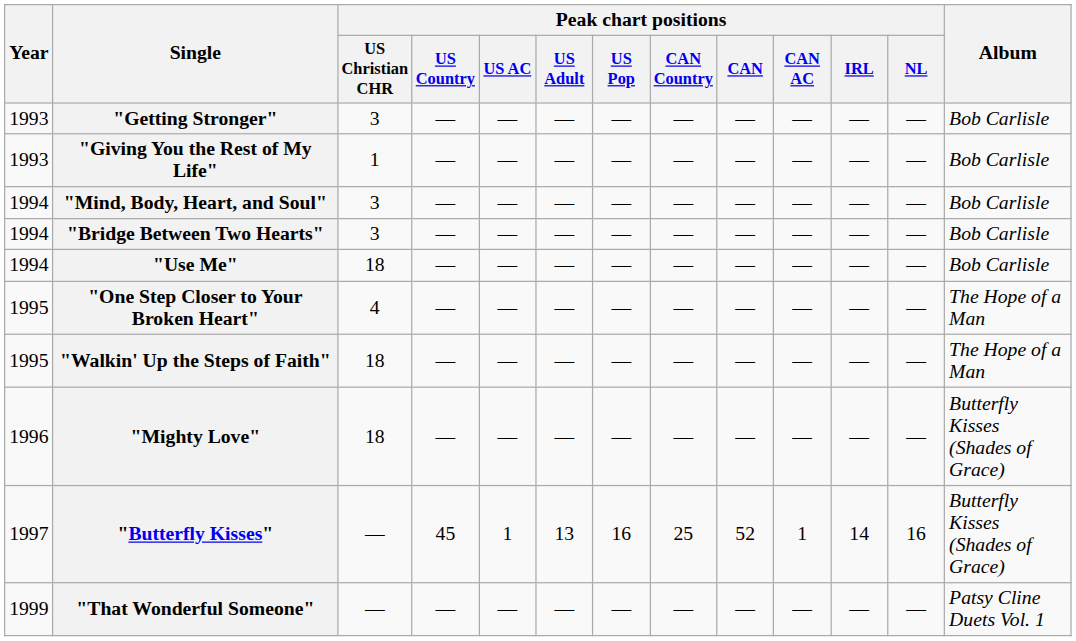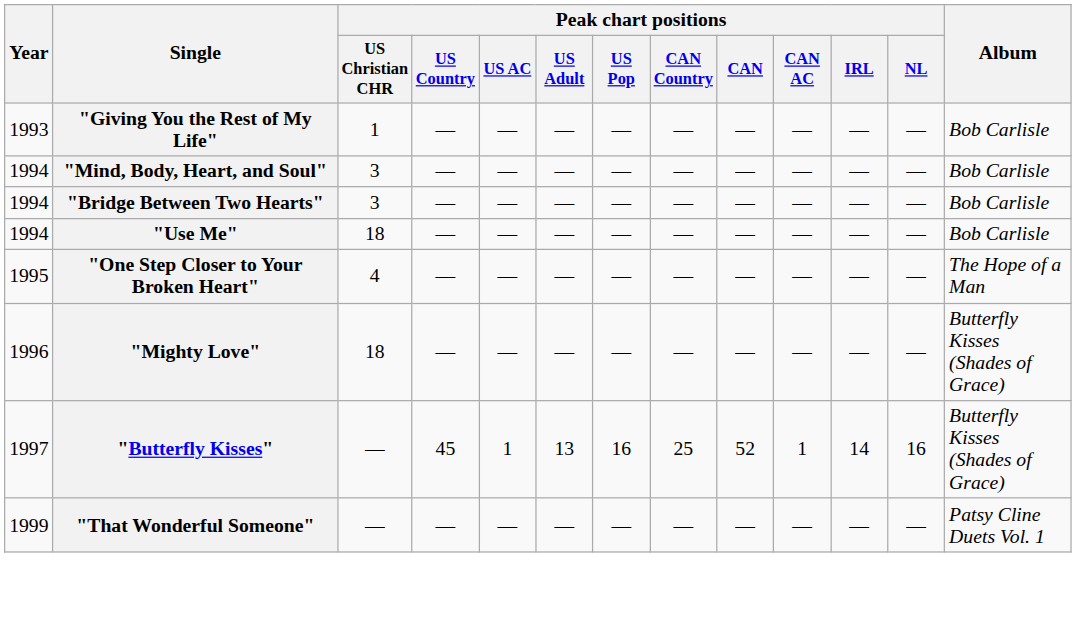- row: (195, 118)
- row: (195, 360)
